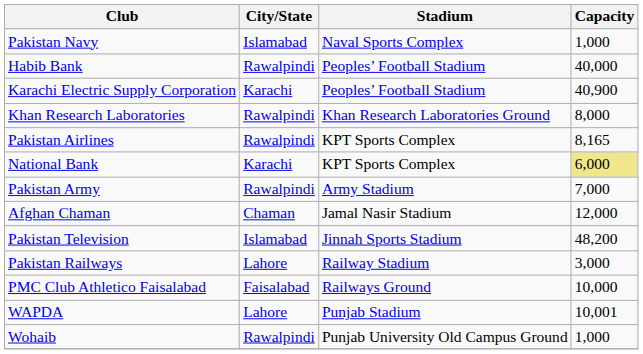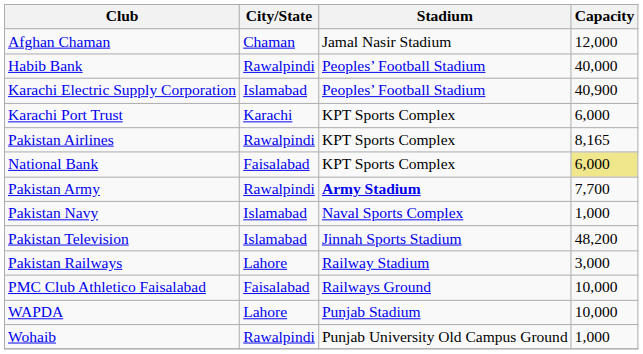rows swapped: (59, 213) <-> (53, 41)
(268, 90) Karachi -> (275, 90) Islamabad
+ row: (65, 115)
- row: (96, 115)
(268, 164) Karachi -> (276, 164) Faisalabad
(368, 189) normal -> (371, 189) bold
(592, 189) 7,000 -> (592, 189) 7,700
(596, 312) 10,001 -> (596, 312) 10,000
